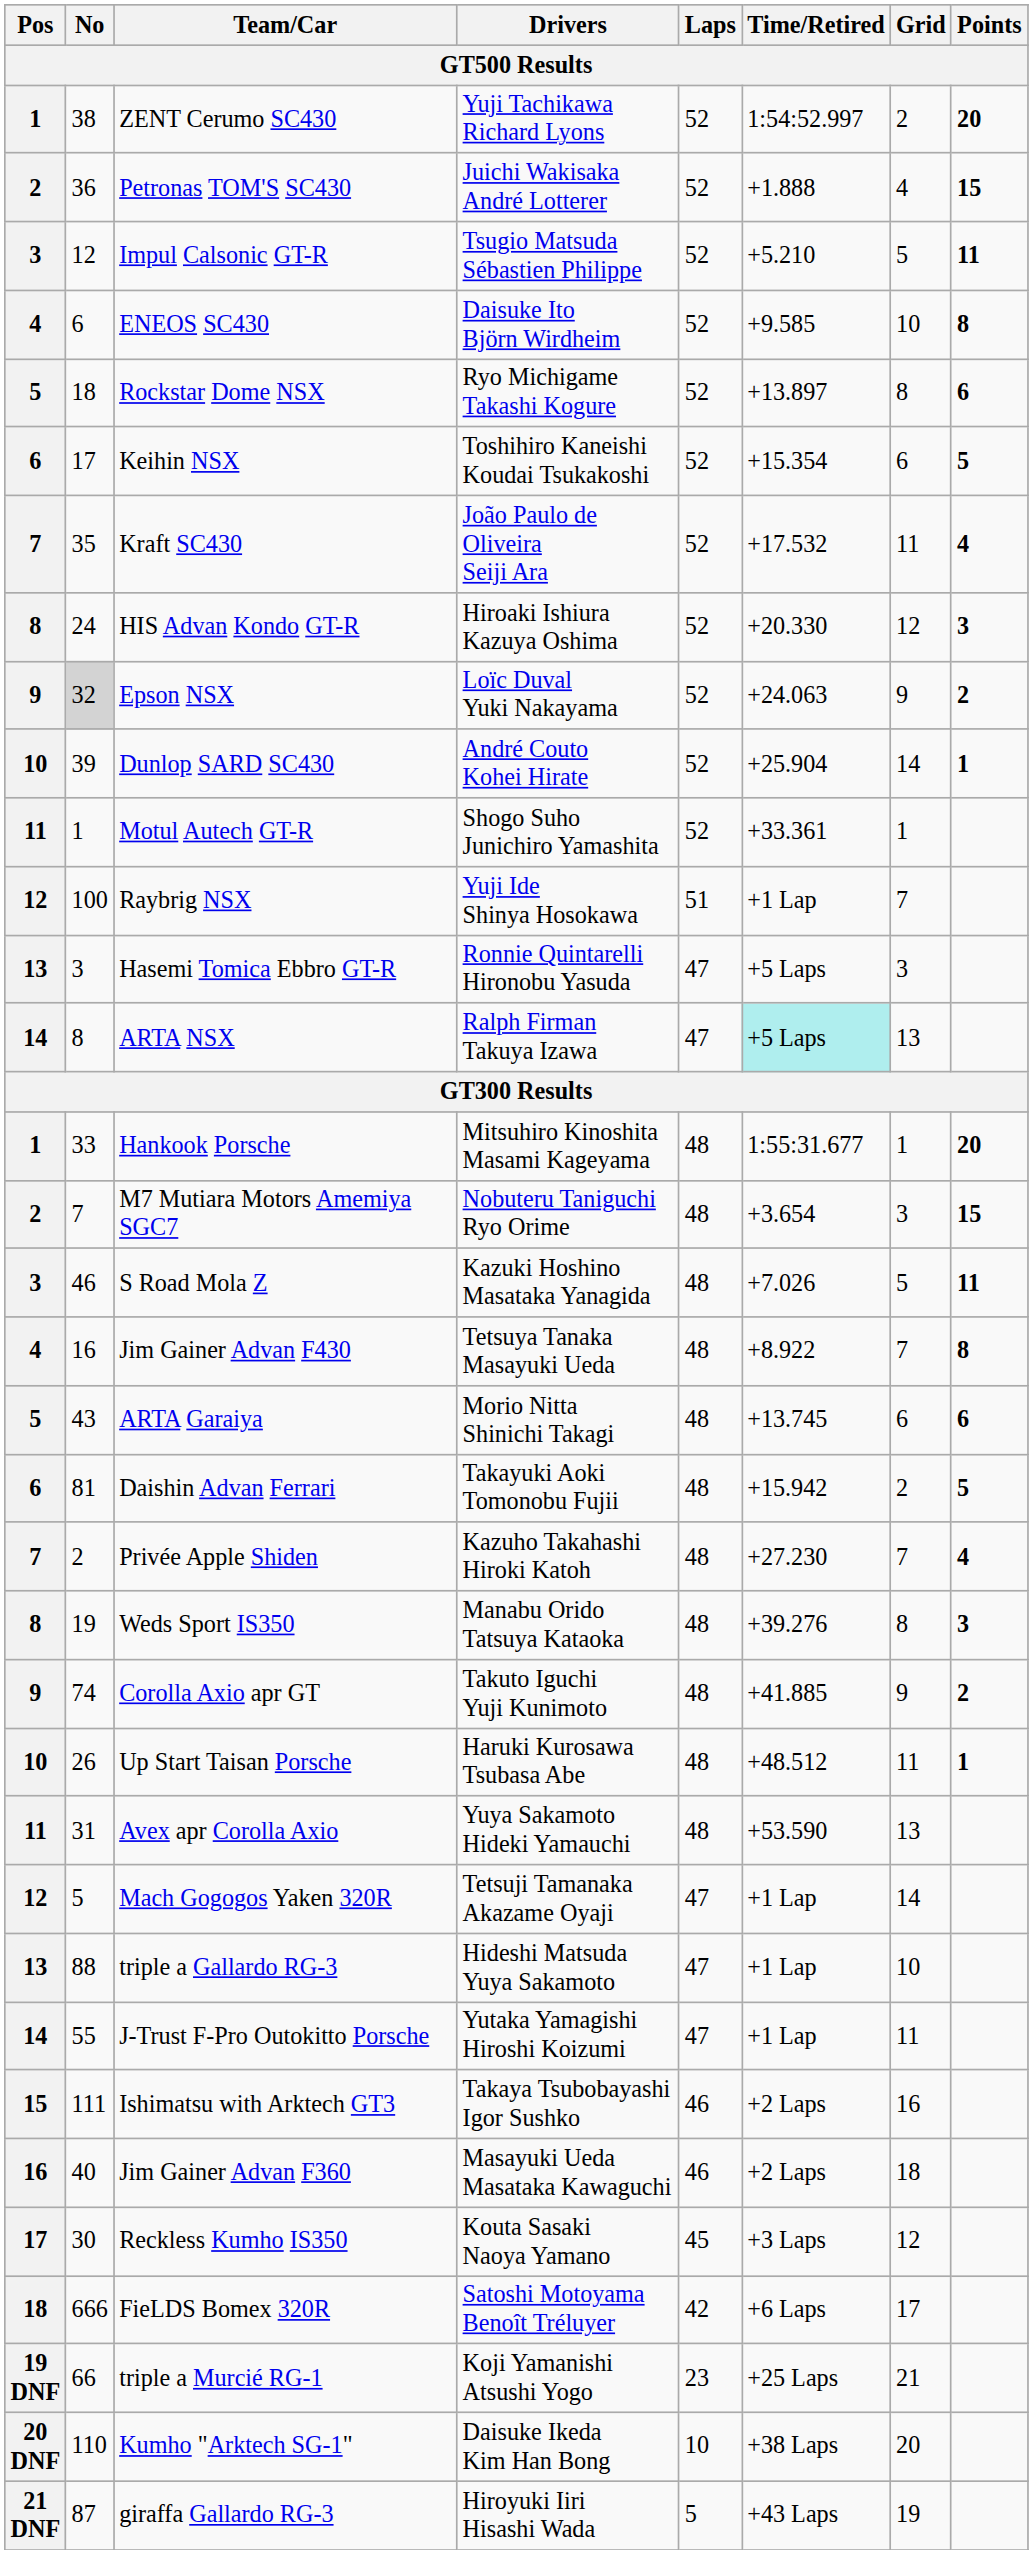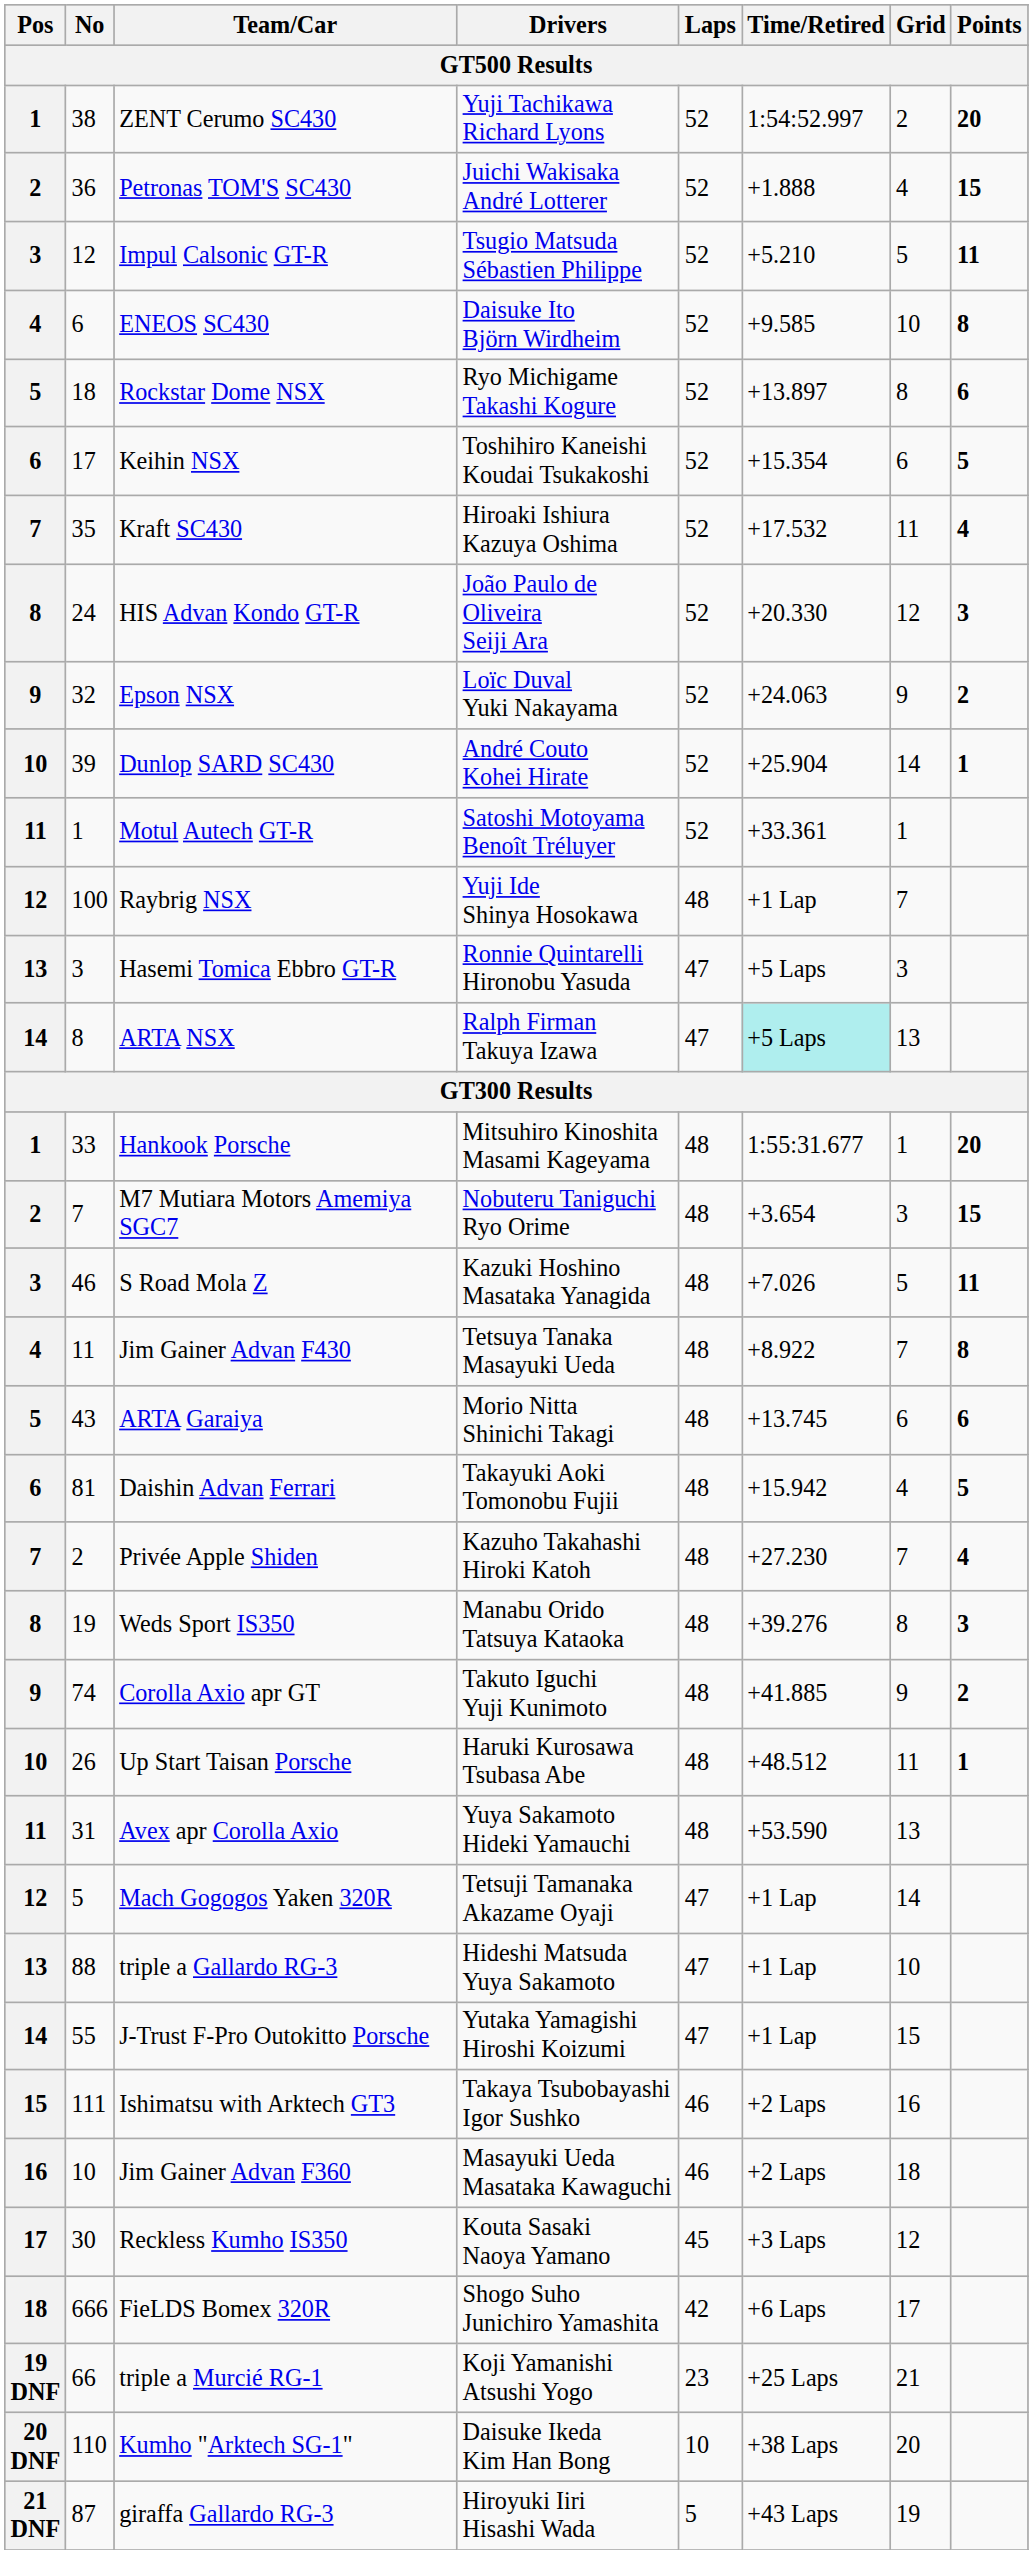(530, 543) João Paulo de Oliveira Seiji Ara -> (540, 529) Hiroaki Ishiura Kazuya Oshima
(540, 626) Hiroaki Ishiura Kazuya Oshima -> (530, 612) João Paulo de Oliveira Seiji Ara
(84, 695) lightgrey background -> (84, 695) no background
(561, 832) Shogo Suho Junichiro Yamashita -> (554, 832) Satoshi Motoyama Benoît Tréluyer
(697, 900) 51 -> (697, 900) 48
(84, 1351) 16 -> (83, 1351) 11
(902, 1488) 2 -> (902, 1488) 4
(908, 2035) 11 -> (908, 2035) 15
(84, 2172) 40 -> (84, 2172) 10
(554, 2309) Satoshi Motoyama Benoît Tréluyer -> (561, 2309) Shogo Suho Junichiro Yamashita
